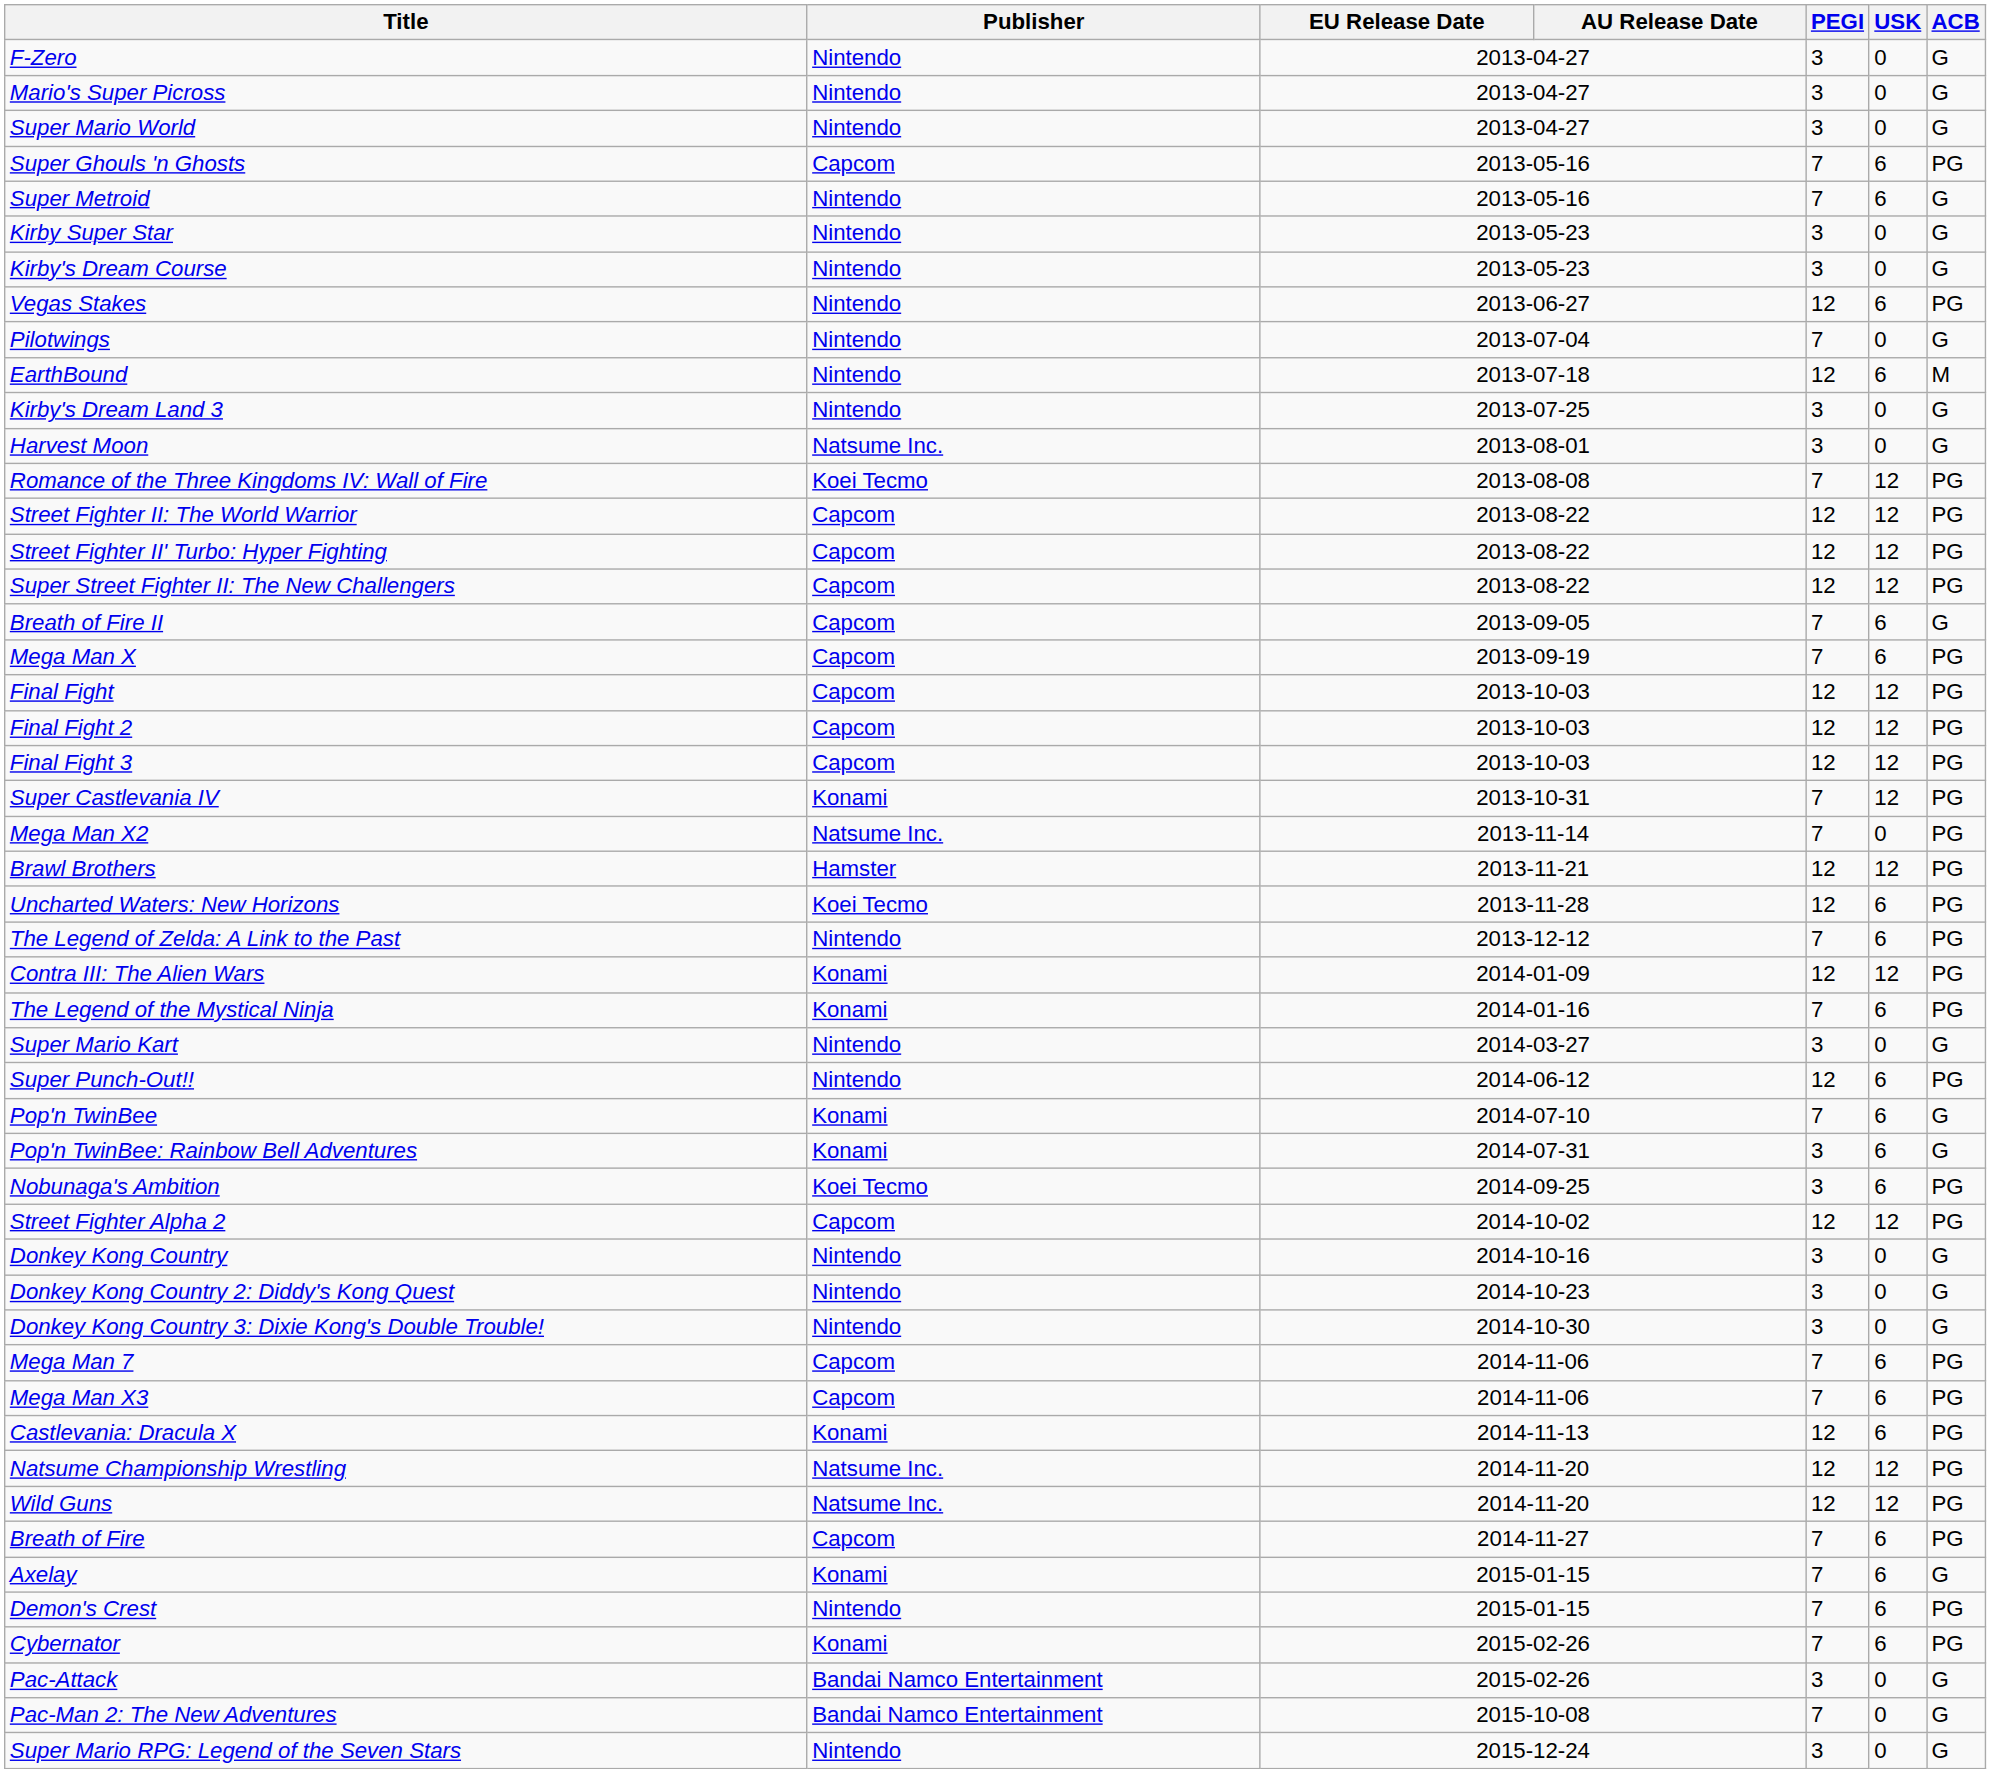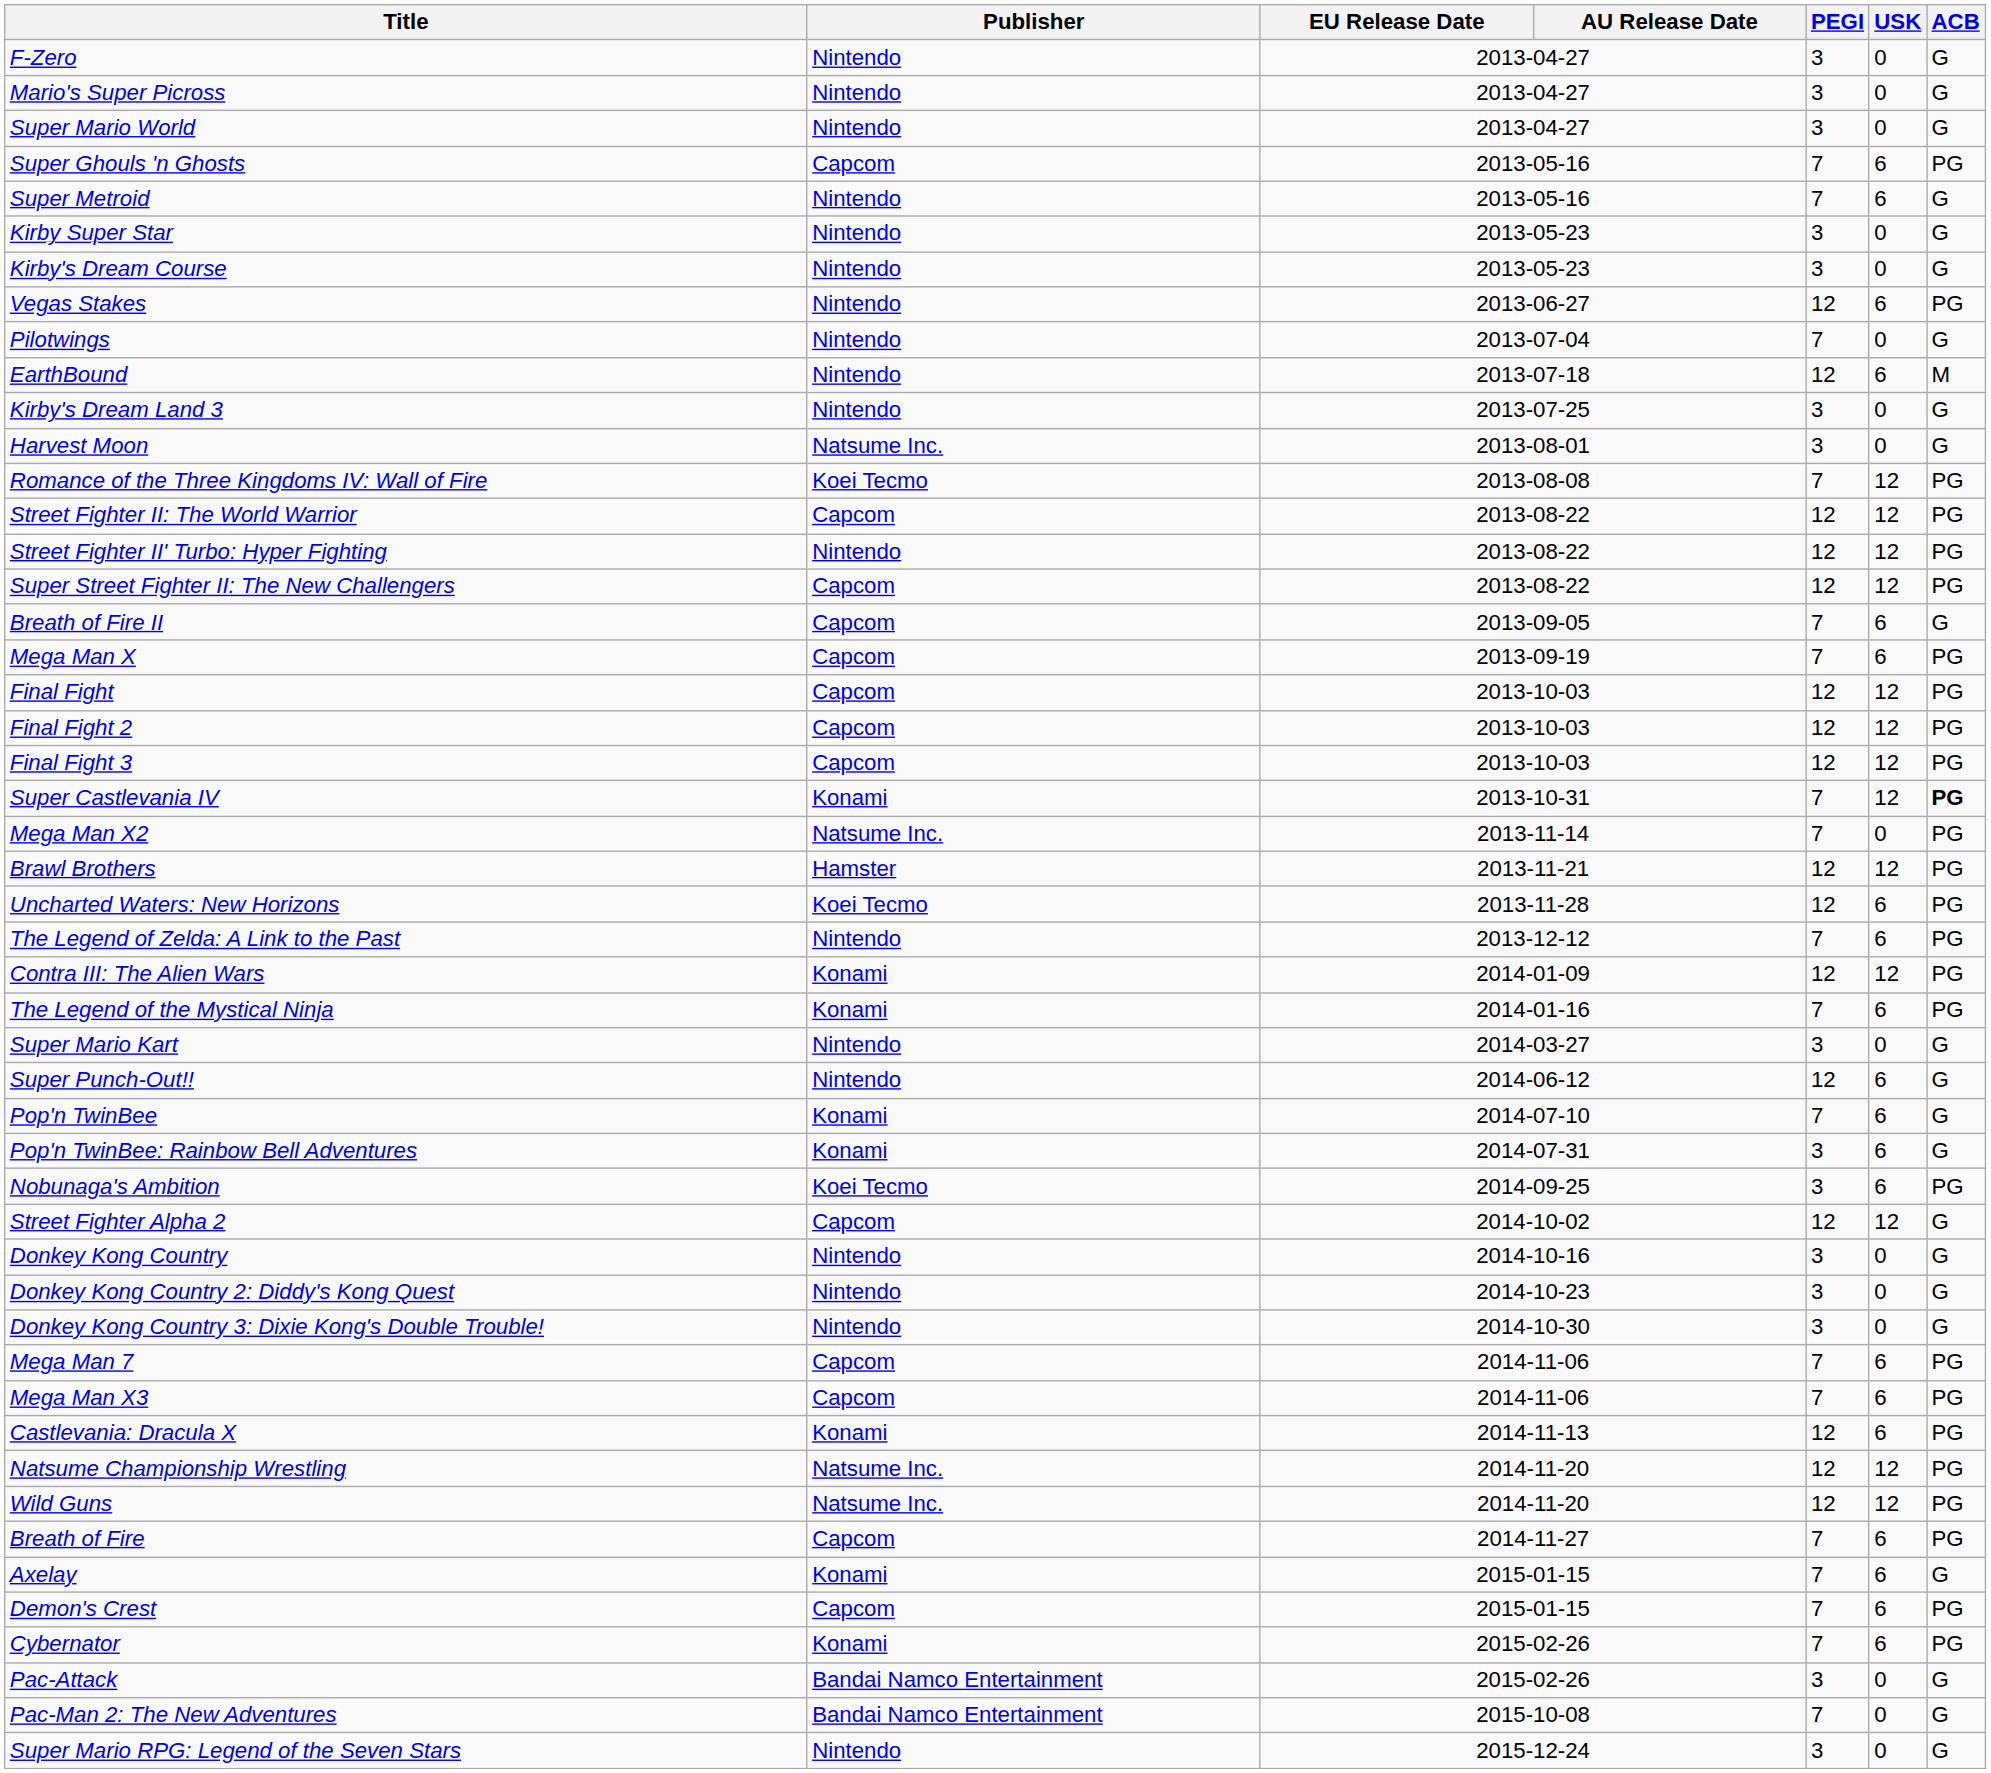(854, 551) Capcom -> (857, 551) Nintendo
(1948, 798) normal -> (1948, 798) bold
(1948, 1080) PG -> (1940, 1080) G
(1948, 1221) PG -> (1940, 1221) G
(857, 1609) Nintendo -> (854, 1609) Capcom
